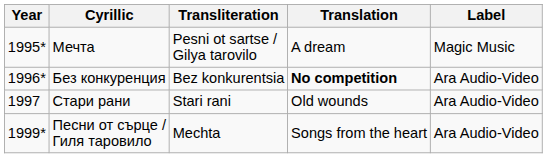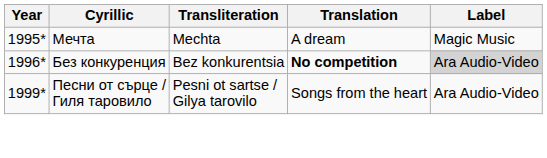(225, 47) Pesni ot sartse / Gilya tarovilo -> (197, 39) Mechta
(486, 78) no background -> (486, 62) lightgrey background
- row: (91, 101)
(197, 132) Mechta -> (225, 93) Pesni ot sartse / Gilya tarovilo
